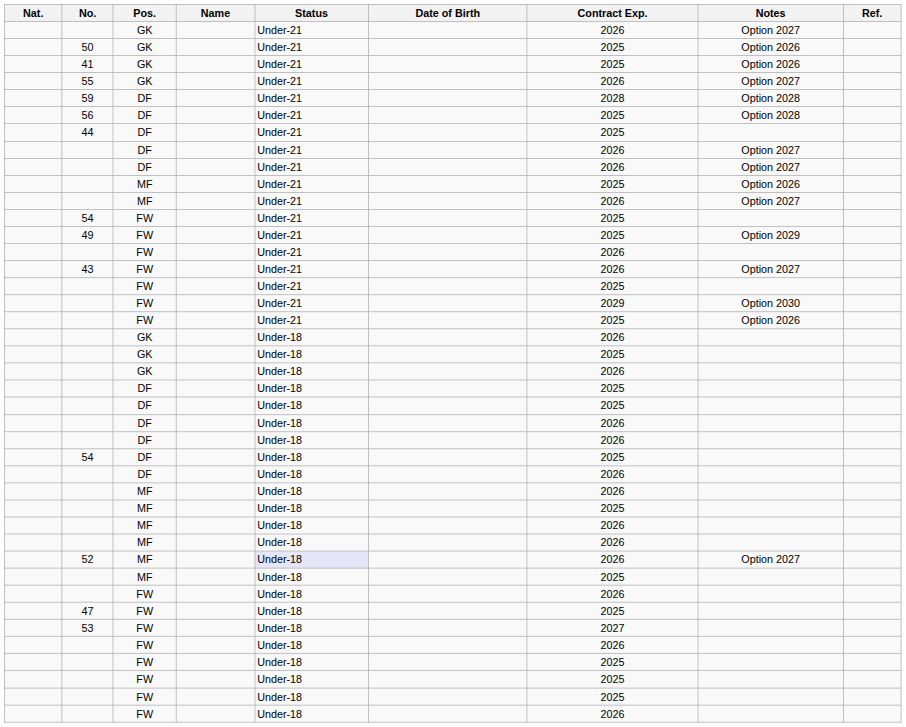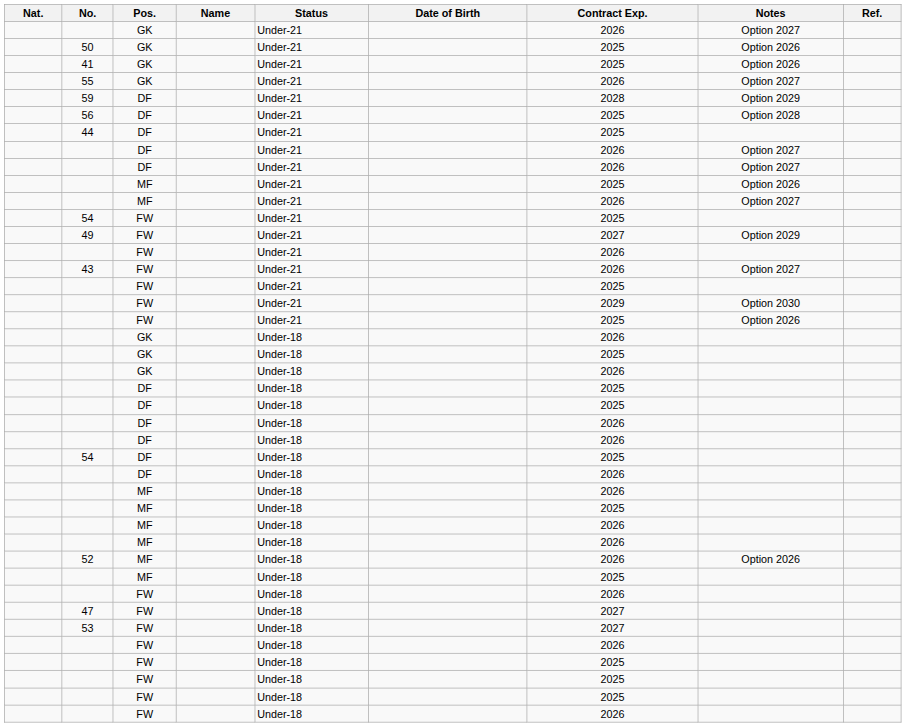(771, 99) Option 2028 -> (771, 99) Option 2029
(613, 235) 2025 -> (613, 235) 2027
(280, 560) lavender background -> (280, 560) no background
(771, 560) Option 2027 -> (771, 560) Option 2026
(613, 611) 2025 -> (613, 611) 2027
